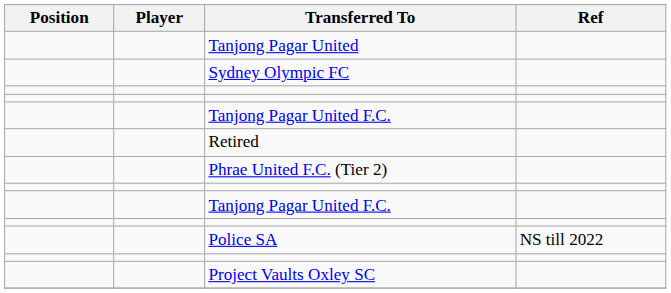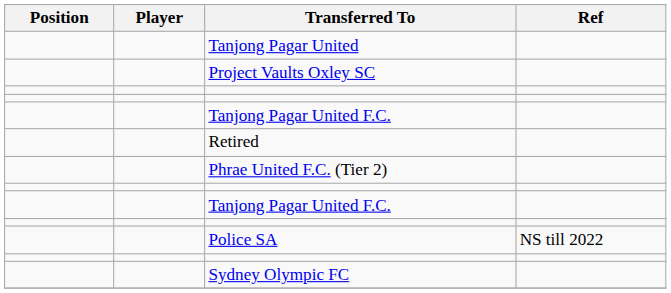rows swapped: (292, 274) <-> (279, 72)
